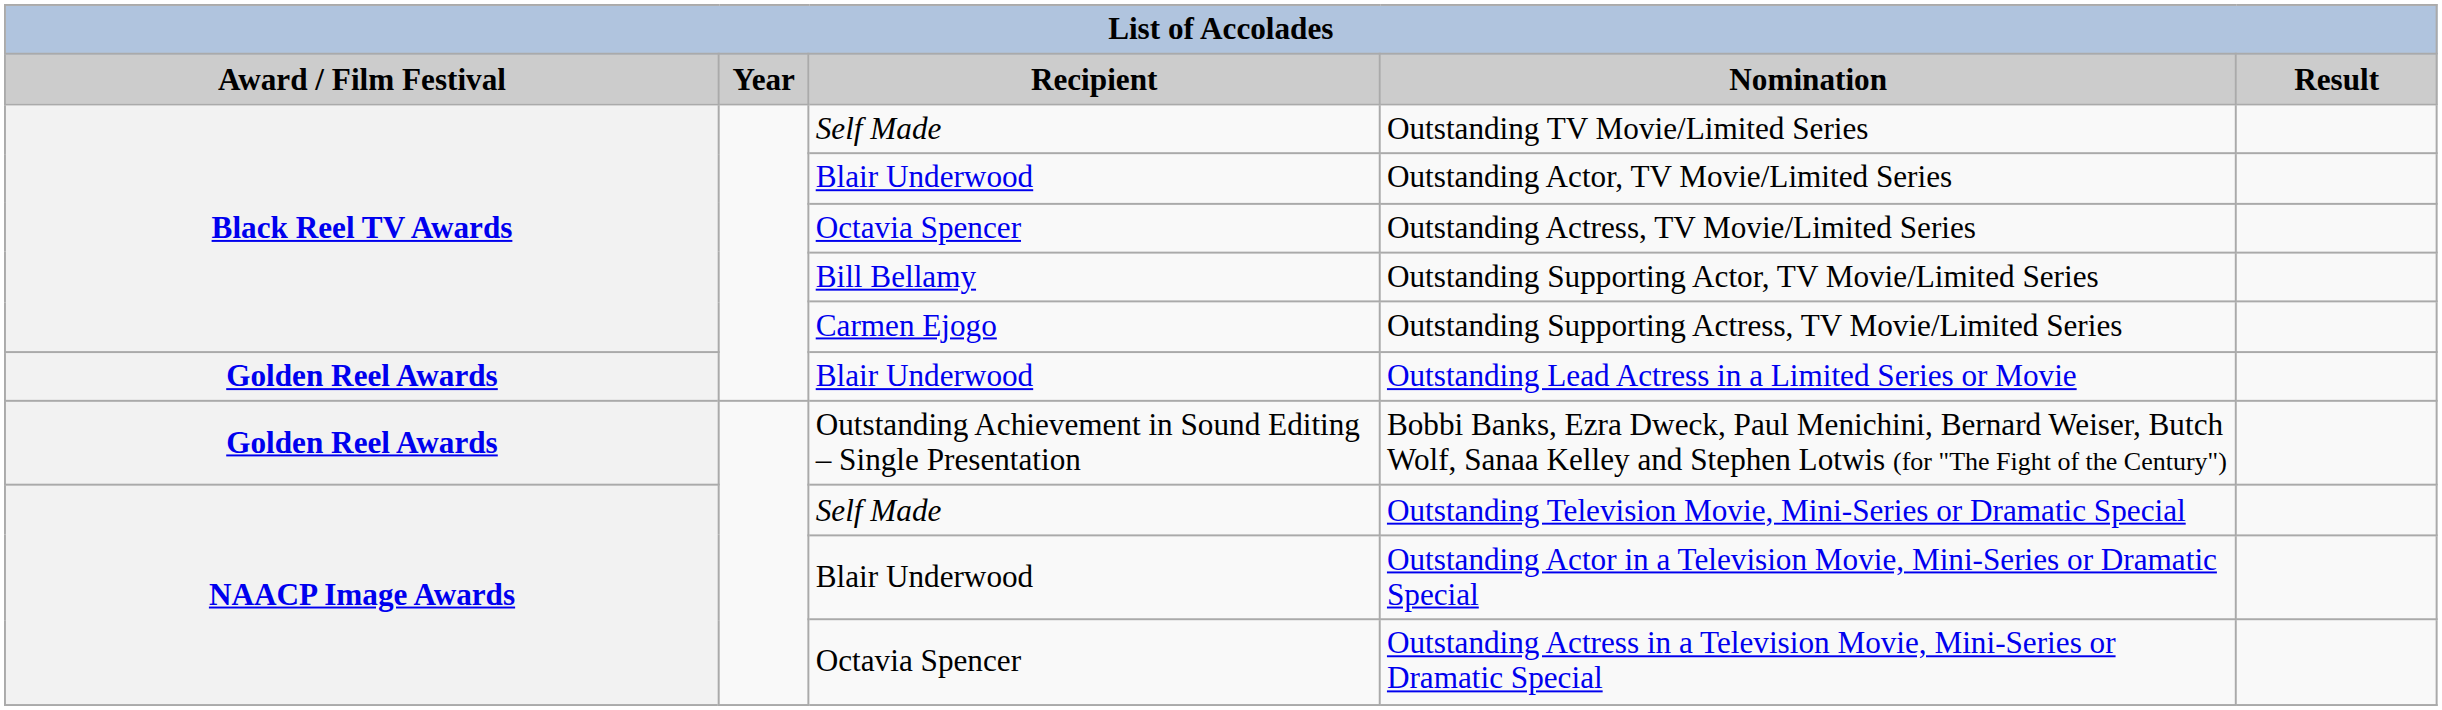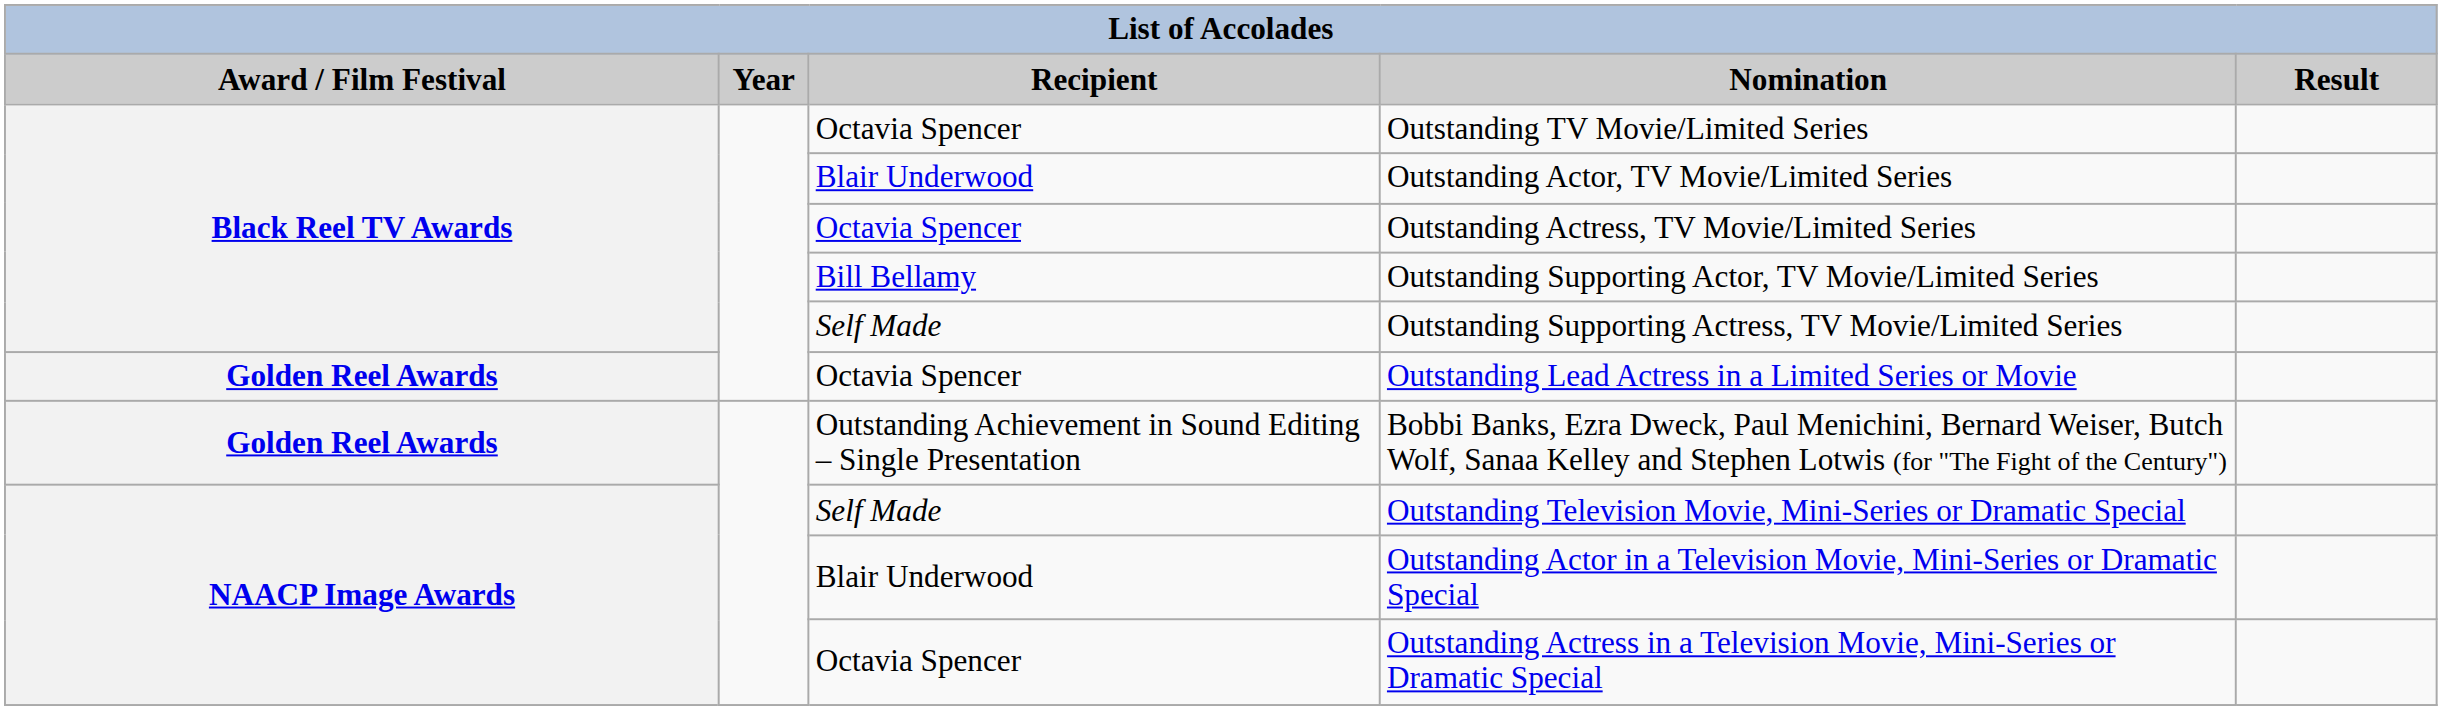(879, 128) Self Made -> (918, 128) Octavia Spencer
(906, 326) Carmen Ejogo -> (879, 326) Self Made
(924, 375) Blair Underwood -> (918, 375) Octavia Spencer
